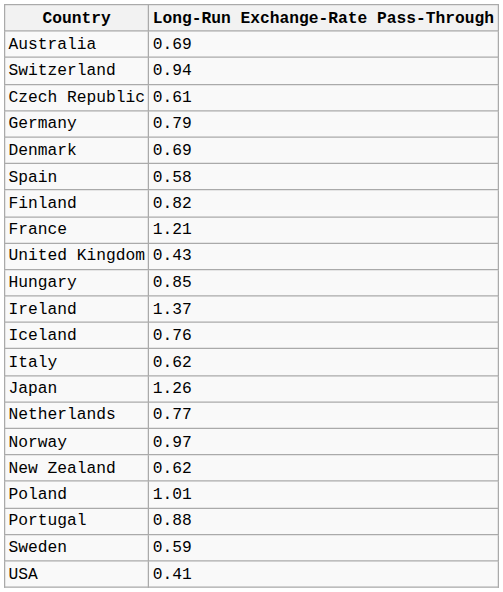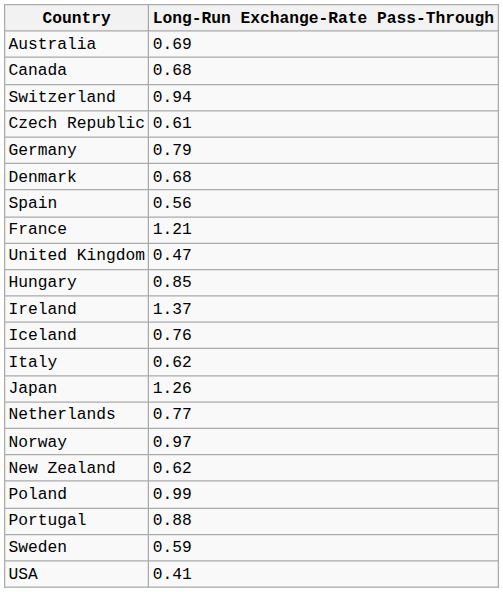+ row: (38, 71)
(172, 150) 0.69 -> (172, 177) 0.68
(172, 177) 0.58 -> (172, 203) 0.56
- row: (43, 203)
(172, 256) 0.43 -> (172, 256) 0.47
(172, 495) 1.01 -> (172, 495) 0.99
